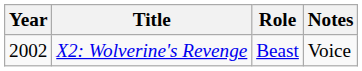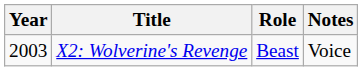(28, 50) 2002 -> (28, 50) 2003
